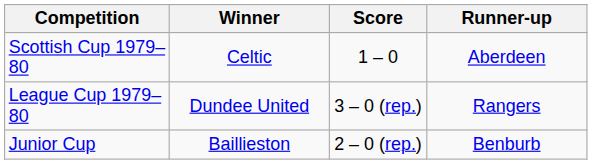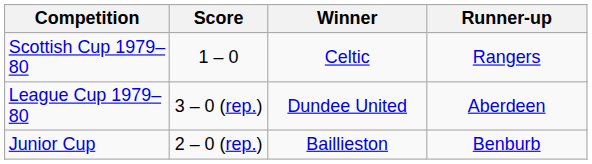columns swapped: (249, 18) <-> (378, 18)
(507, 57) Aberdeen -> (507, 57) Rangers
(507, 105) Rangers -> (507, 105) Aberdeen
